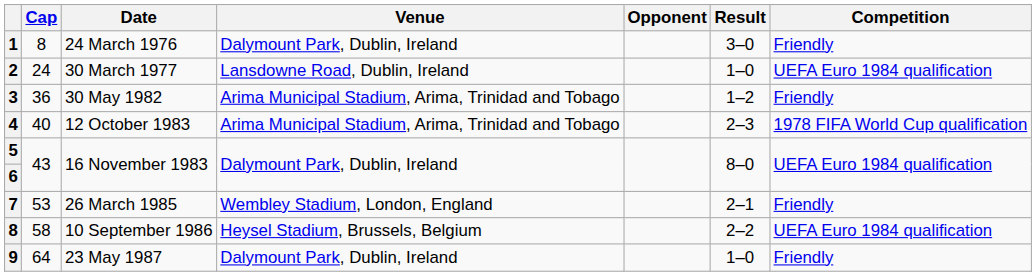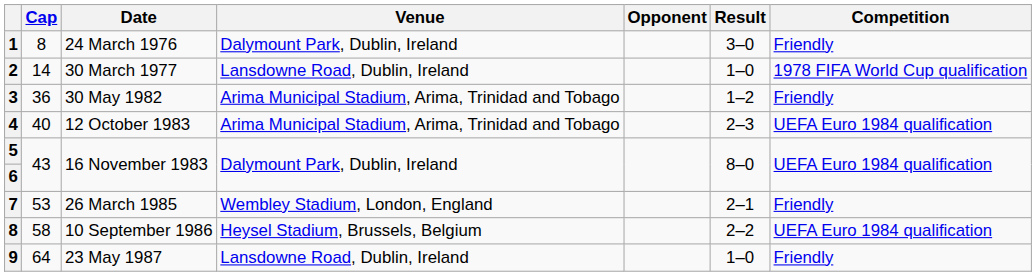(41, 71) 24 -> (41, 71) 14
(883, 71) UEFA Euro 1984 qualification -> (900, 71) 1978 FIFA World Cup qualification
(900, 124) 1978 FIFA World Cup qualification -> (883, 124) UEFA Euro 1984 qualification
(339, 257) Dalymount Park, Dublin, Ireland -> (345, 257) Lansdowne Road, Dublin, Ireland
